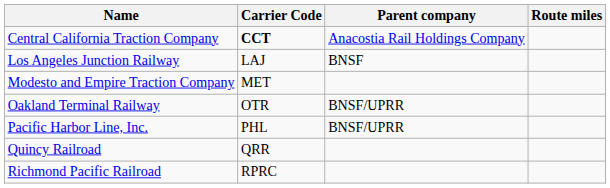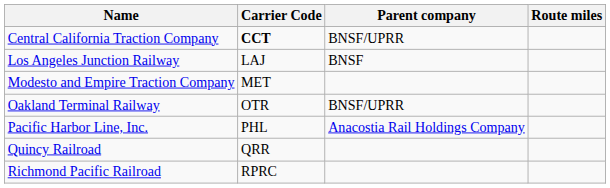(427, 37) Anacostia Rail Holdings Company -> (366, 37) BNSF/UPRR
(366, 127) BNSF/UPRR -> (427, 127) Anacostia Rail Holdings Company
